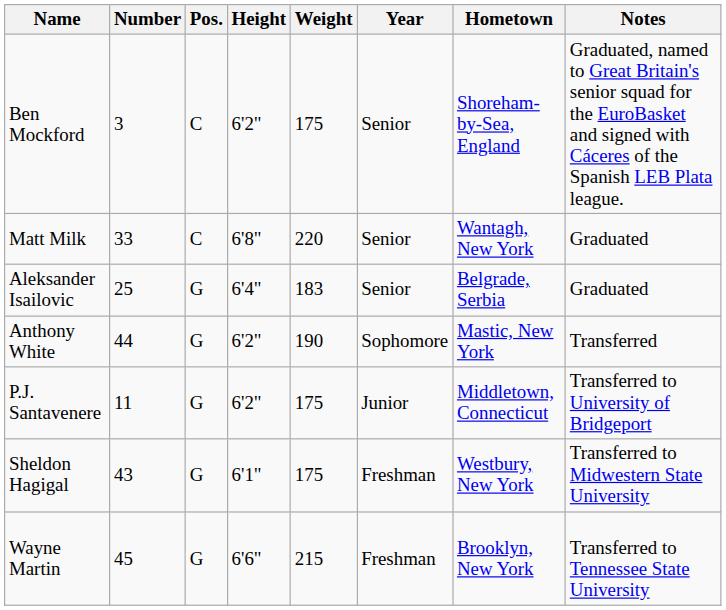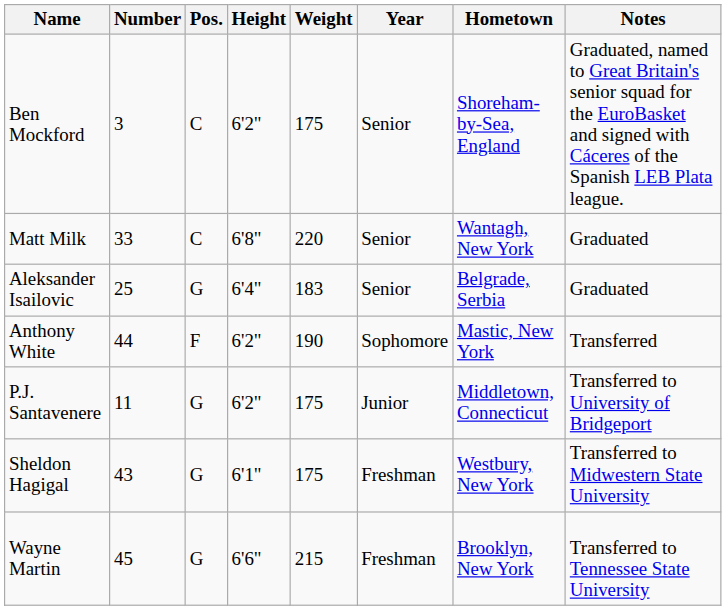(197, 341) G -> (195, 341) F
